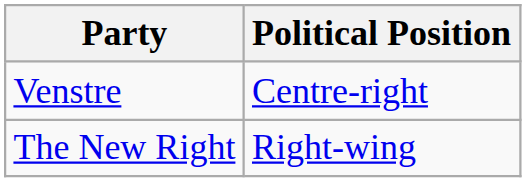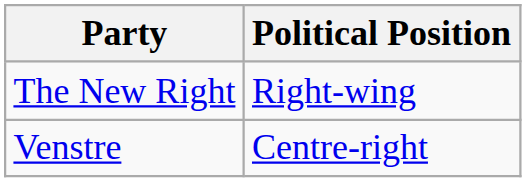rows swapped: (124, 147) <-> (67, 90)
